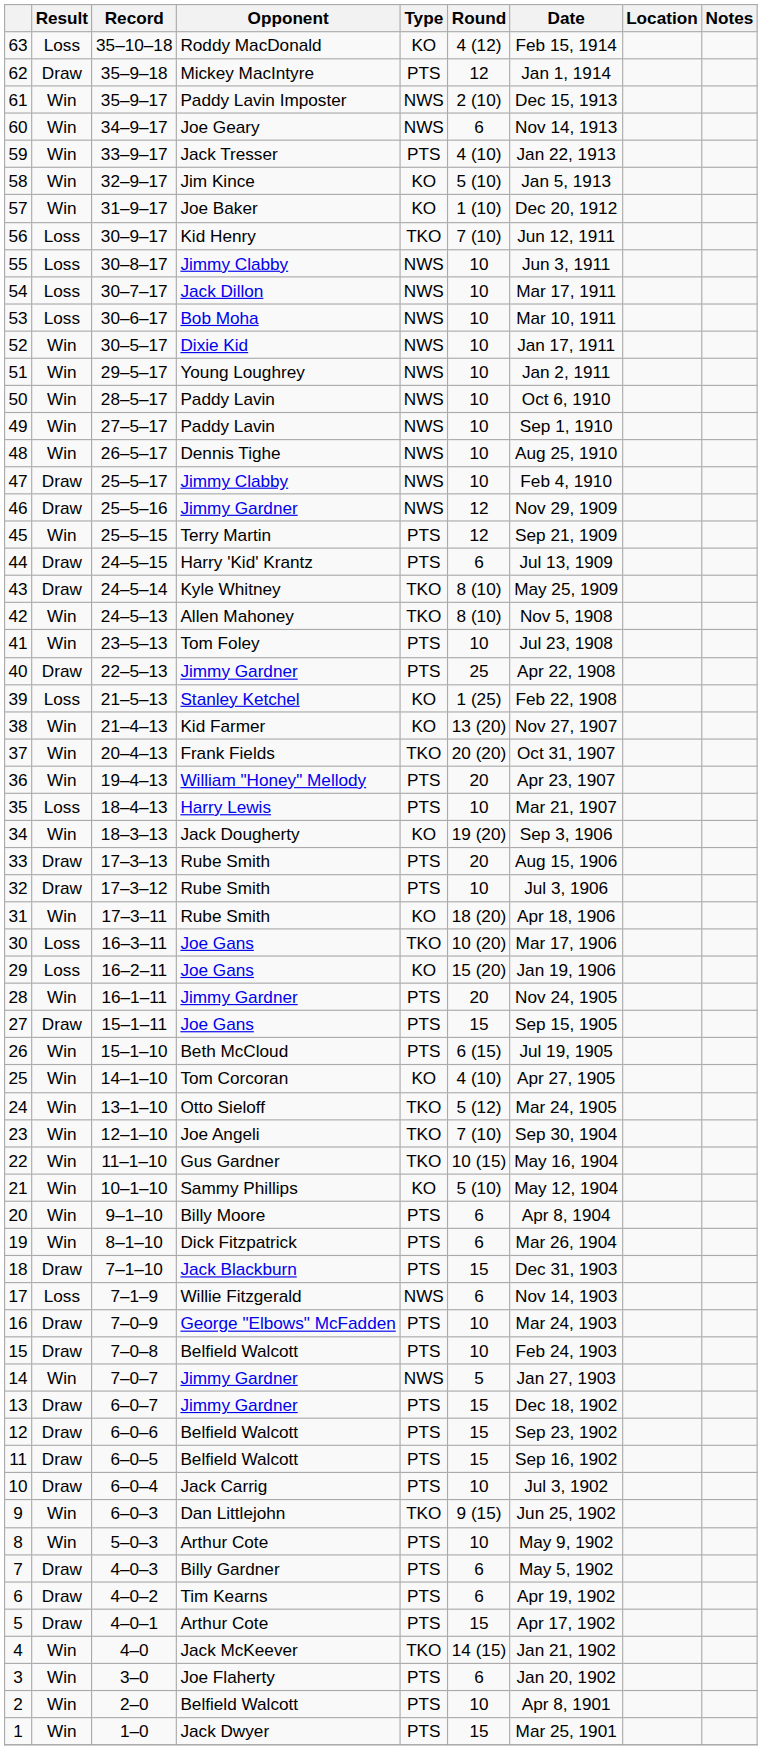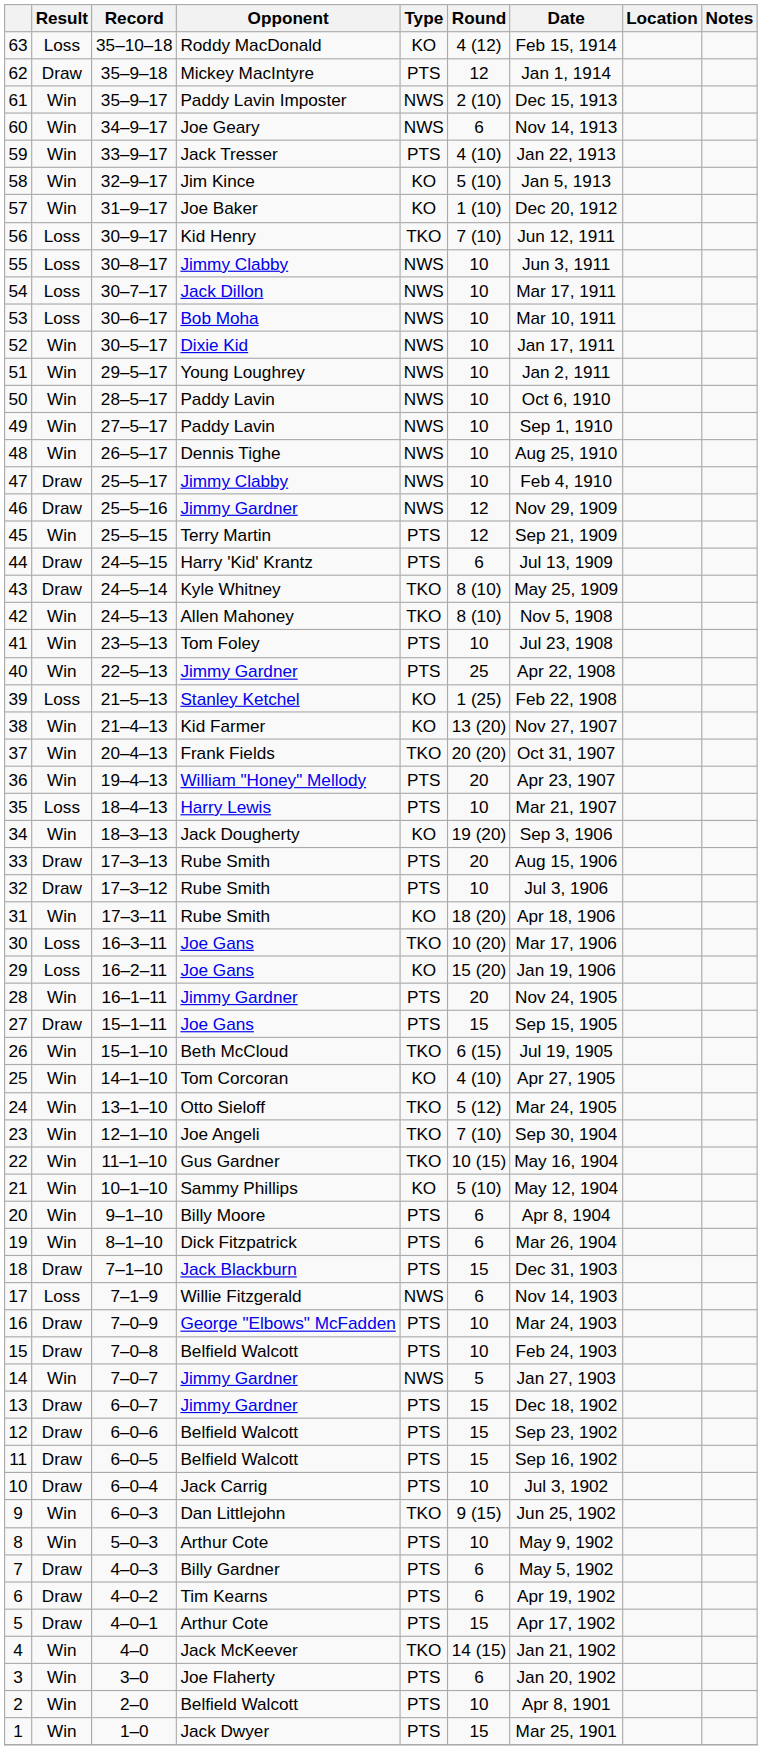(62, 671) Draw -> (62, 671) Win
(424, 1052) PTS -> (424, 1052) TKO
